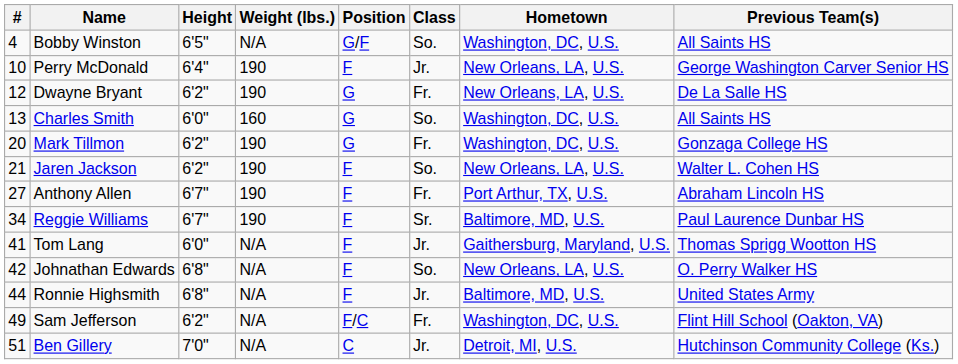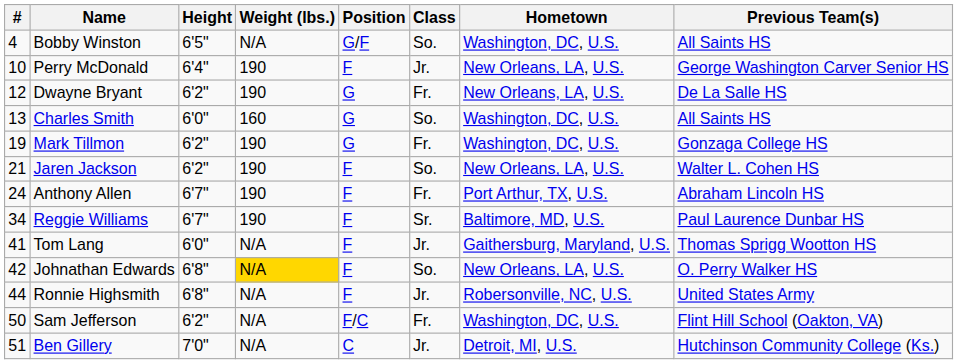(17, 144) 20 -> (17, 144) 19
(17, 194) 27 -> (17, 194) 24
(253, 270) no background -> (253, 270) gold background
(534, 295) Baltimore, MD, U.S. -> (547, 295) Robersonville, NC, U.S.
(17, 321) 49 -> (17, 321) 50
